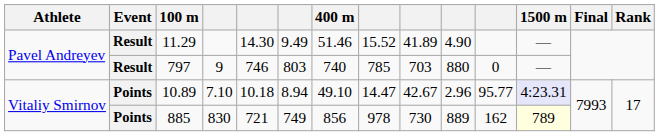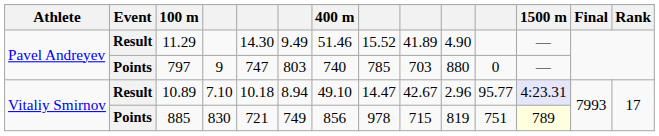(133, 67) Result -> (133, 67) Points
(257, 67) 746 -> (257, 67) 747
(133, 93) Points -> (133, 93) Result
(420, 118) 730 -> (420, 118) 715
(458, 118) 889 -> (458, 118) 819
(496, 118) 162 -> (496, 118) 751
